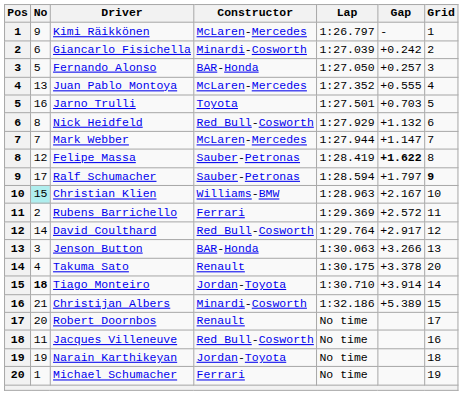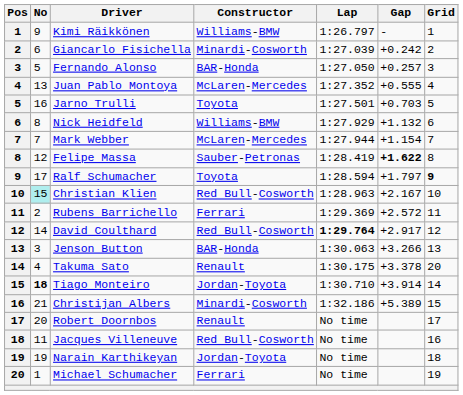(252, 32) McLaren-Mercedes -> (238, 32) Williams-BMW
(255, 122) Red Bull-Cosworth -> (238, 122) Williams-BMW
(401, 140) +1.147 -> (401, 140) +1.154
(248, 177) Sauber-Petronas -> (217, 177) Toyota
(238, 195) Williams-BMW -> (255, 195) Red Bull-Cosworth
(347, 231) normal -> (347, 231) bold
